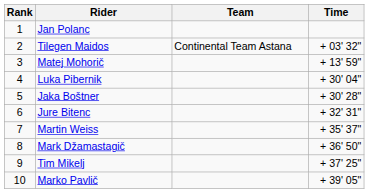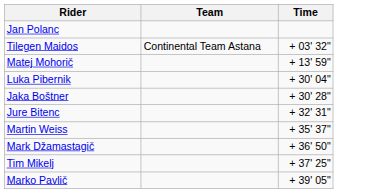- column: (20, 12)
